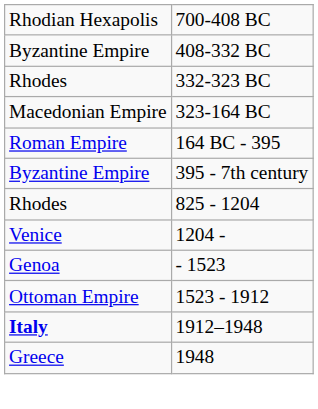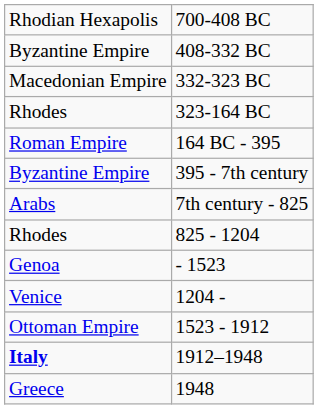(38, 81) Rhodes -> (88, 81) Macedonian Empire
(88, 111) Macedonian Empire -> (38, 111) Rhodes
+ row: (242, 204)
rows swapped: (201, 234) <-> (201, 265)
